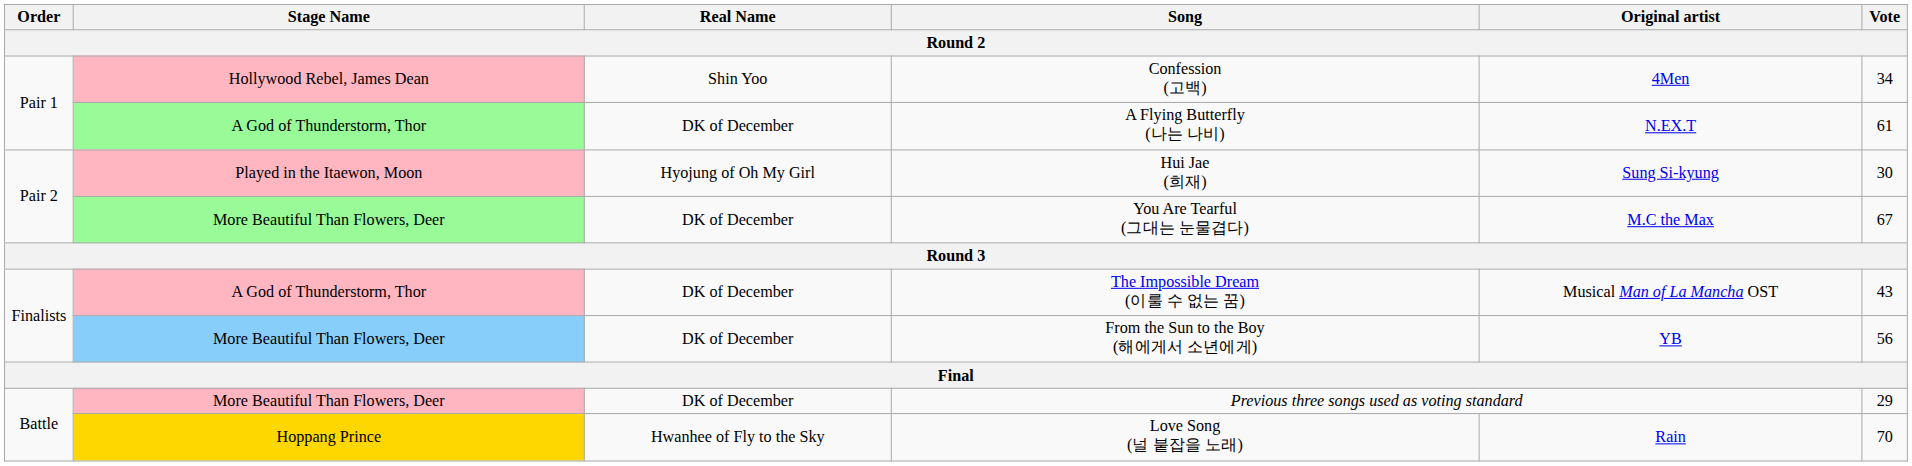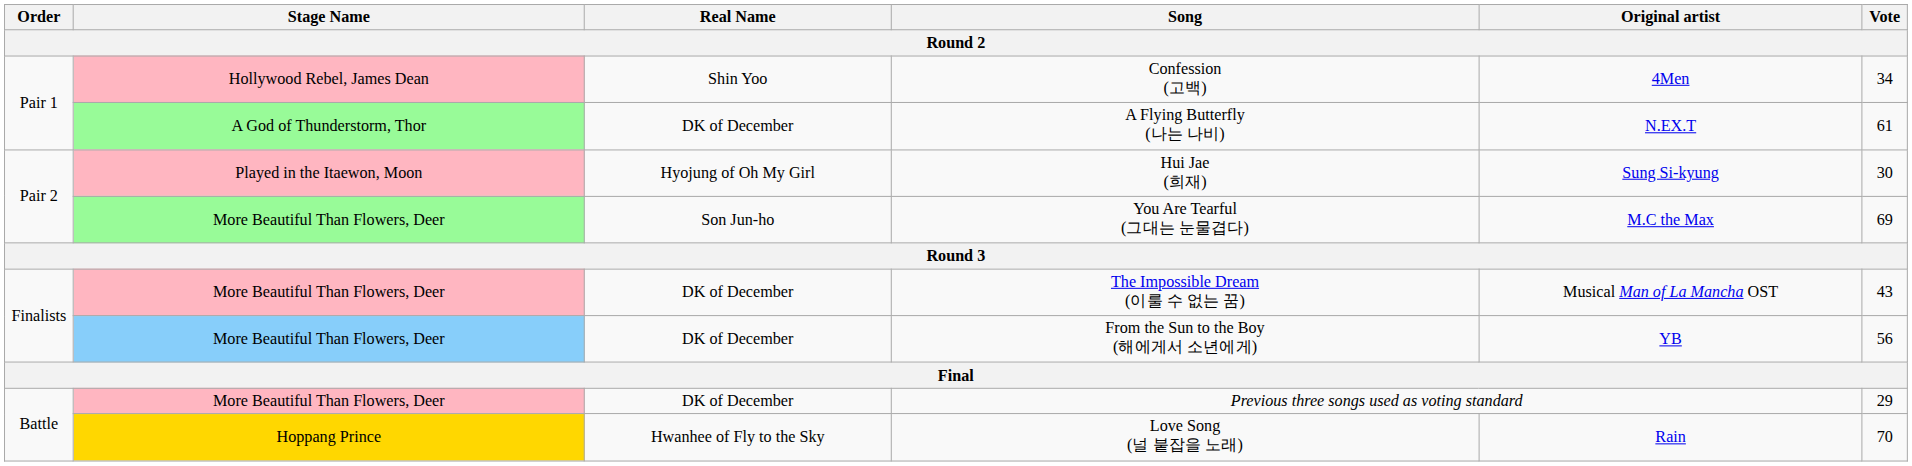(738, 219) DK of December -> (738, 219) Son Jun-ho
(1885, 219) 67 -> (1885, 219) 69
(329, 292) A God of Thunderstorm, Thor -> (329, 292) More Beautiful Than Flowers, Deer
